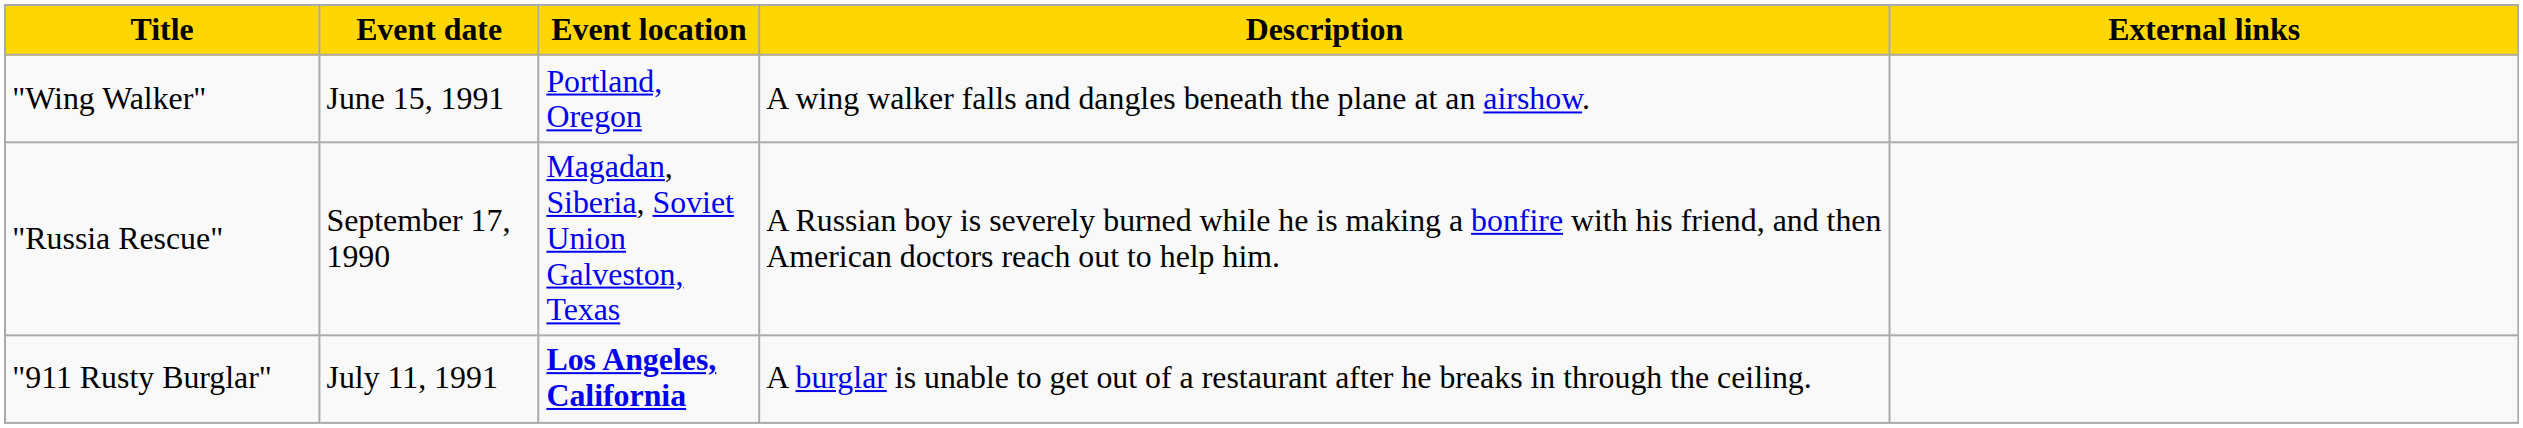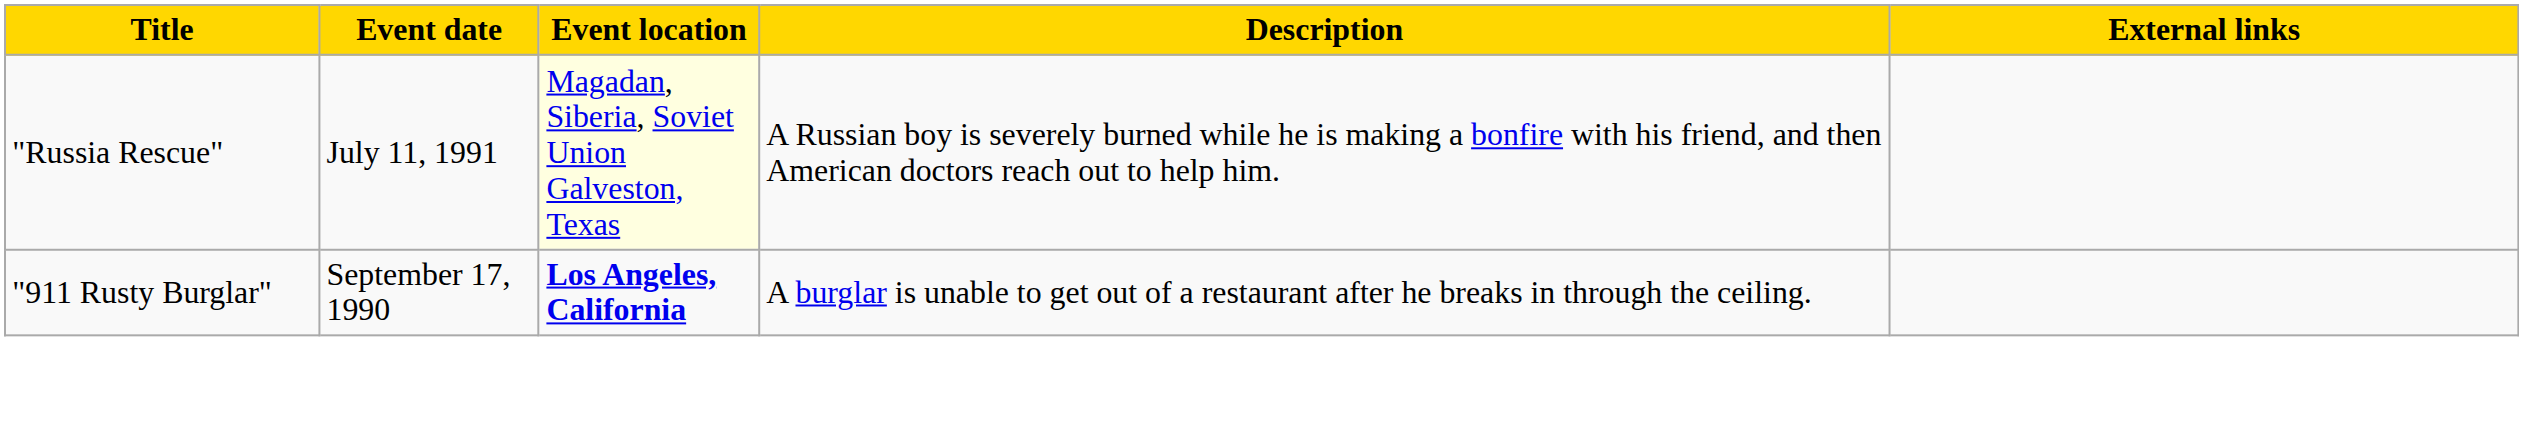- row: (109, 98)
(418, 238) September 17, 1990 -> (412, 151) July 11, 1991
(640, 238) no background -> (640, 151) lightyellow background
(412, 378) July 11, 1991 -> (418, 291) September 17, 1990
